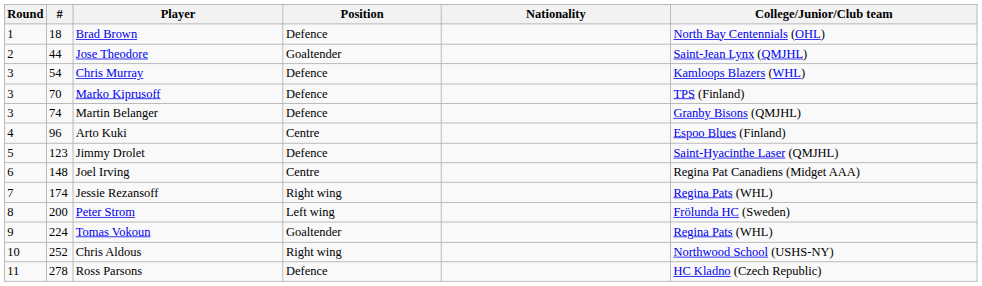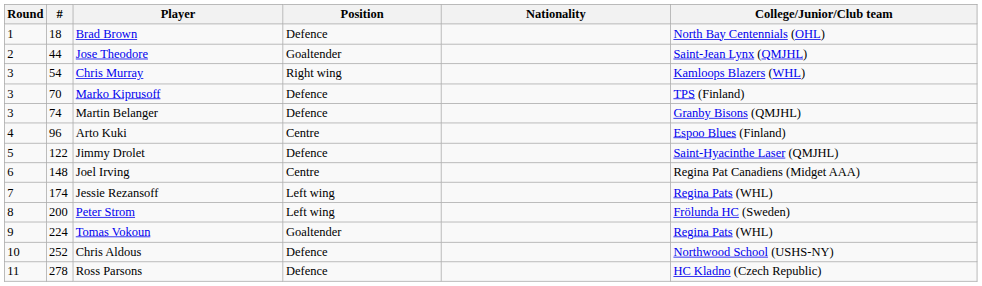(307, 73) Defence -> (314, 73) Right wing
(58, 152) 123 -> (58, 152) 122
(314, 192) Right wing -> (310, 192) Left wing
(314, 251) Right wing -> (307, 251) Defence
